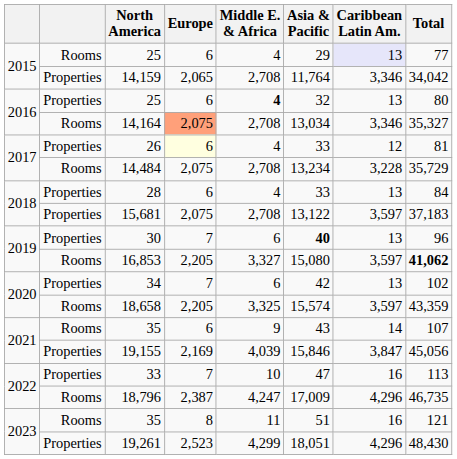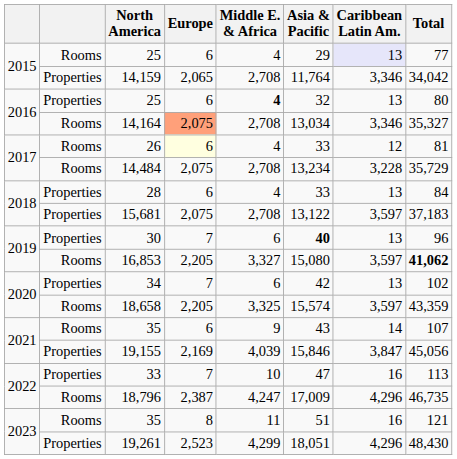(72, 146) Properties -> (81, 146) Rooms
